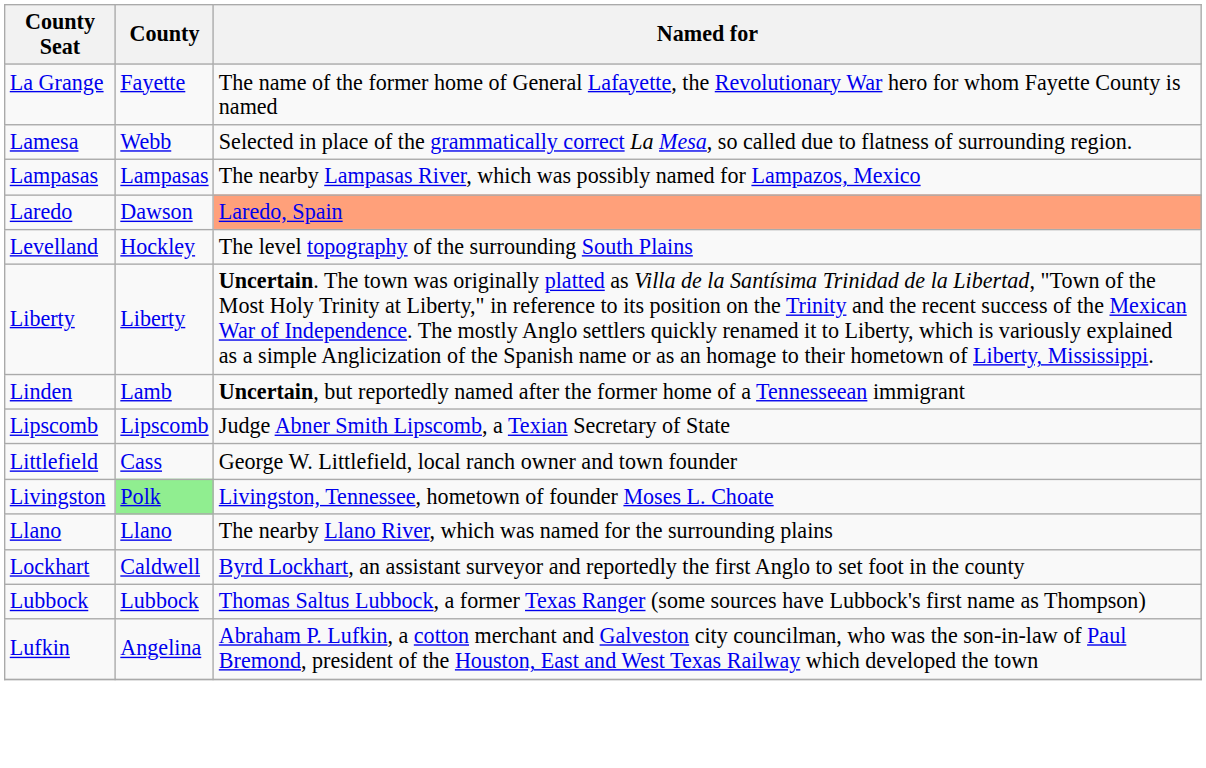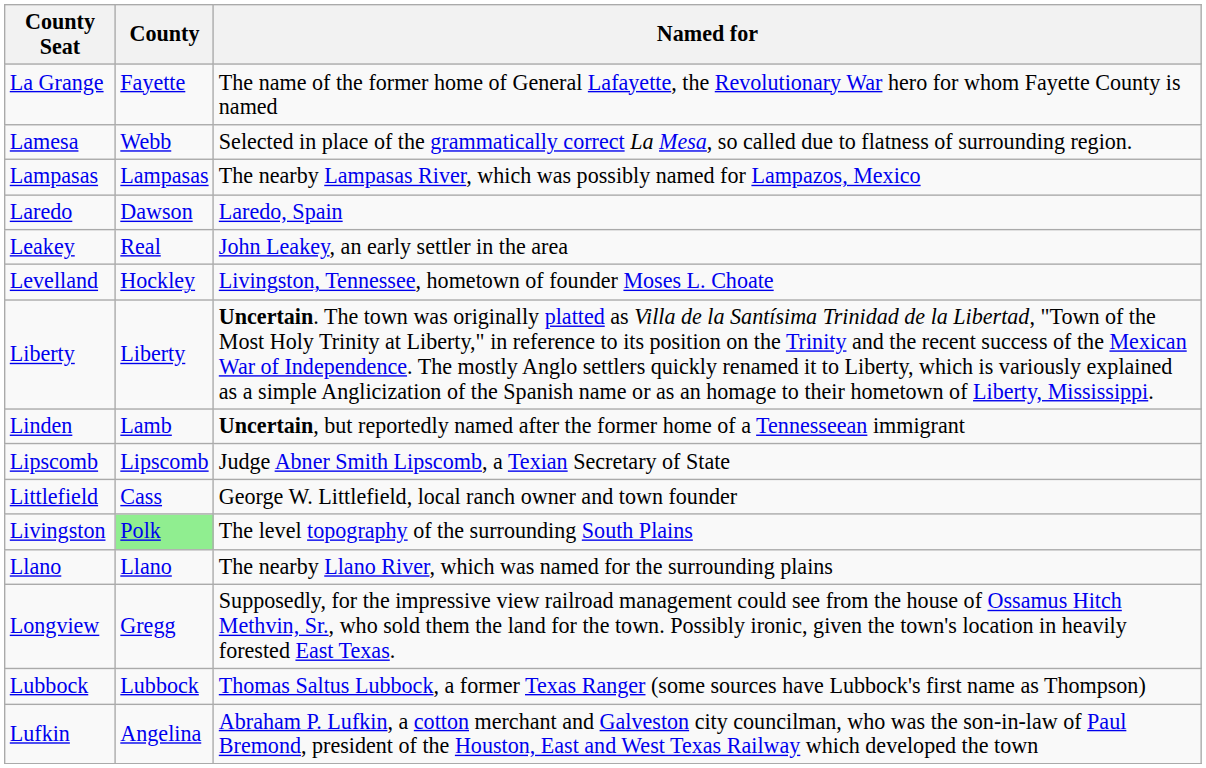(281, 211) lightsalmon background -> (281, 211) no background
+ row: (42, 246)
(456, 246) The level topography of the surrounding South Plains -> (496, 281) Livingston, Tennessee, hometown of founder Moses L. Choate
(496, 496) Livingston, Tennessee, hometown of founder Moses L. Choate -> (456, 531) The level topography of the surrounding South Plains
- row: (50, 566)
+ row: (55, 626)
